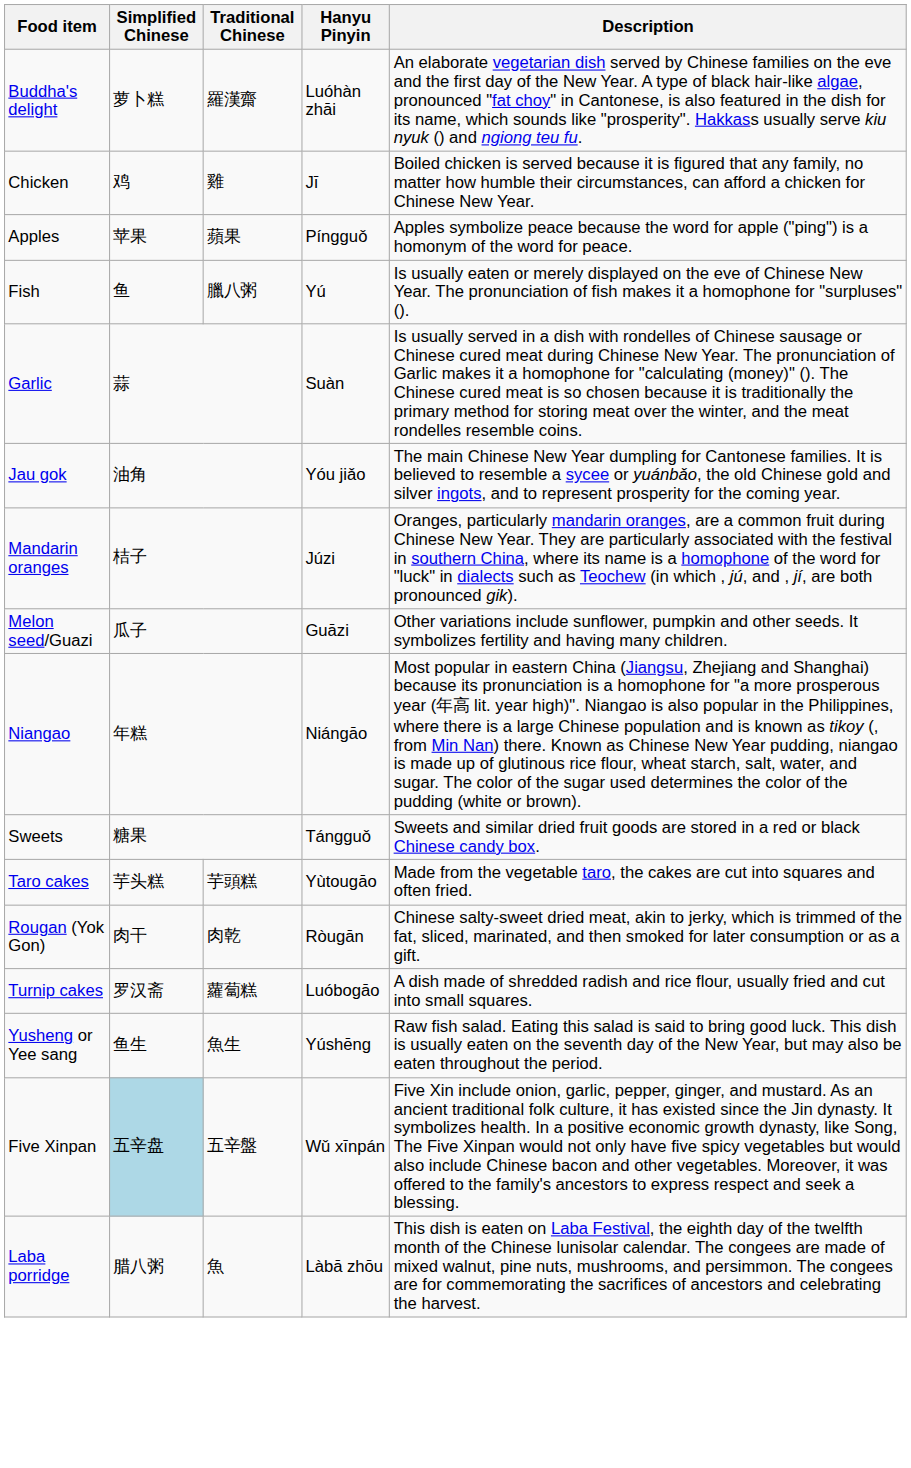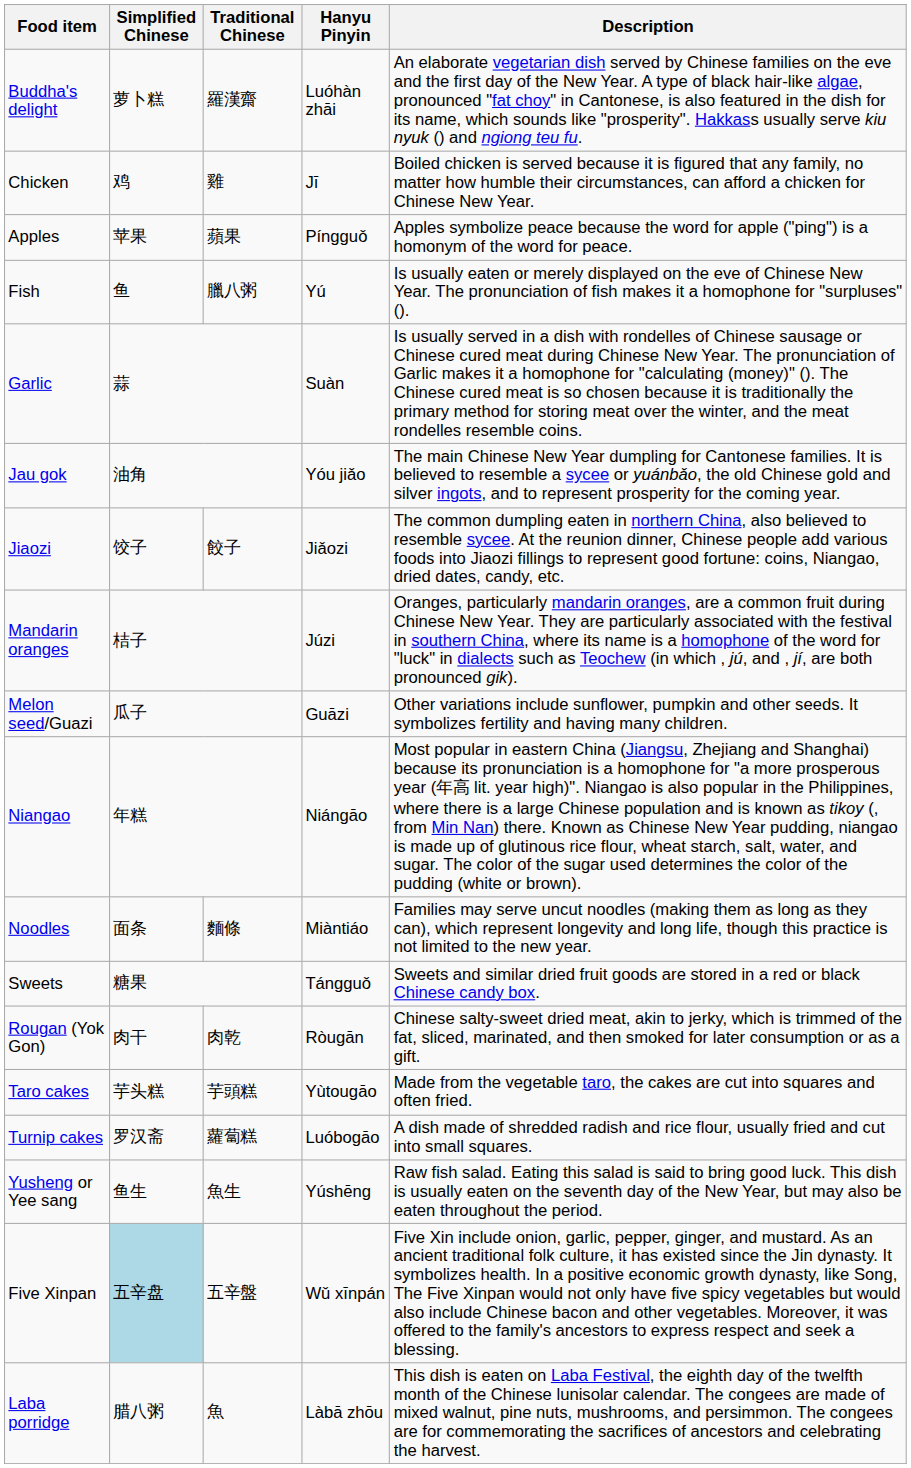+ row: (30, 548)
+ row: (39, 928)
rows swapped: (56, 936) <-> (49, 882)
